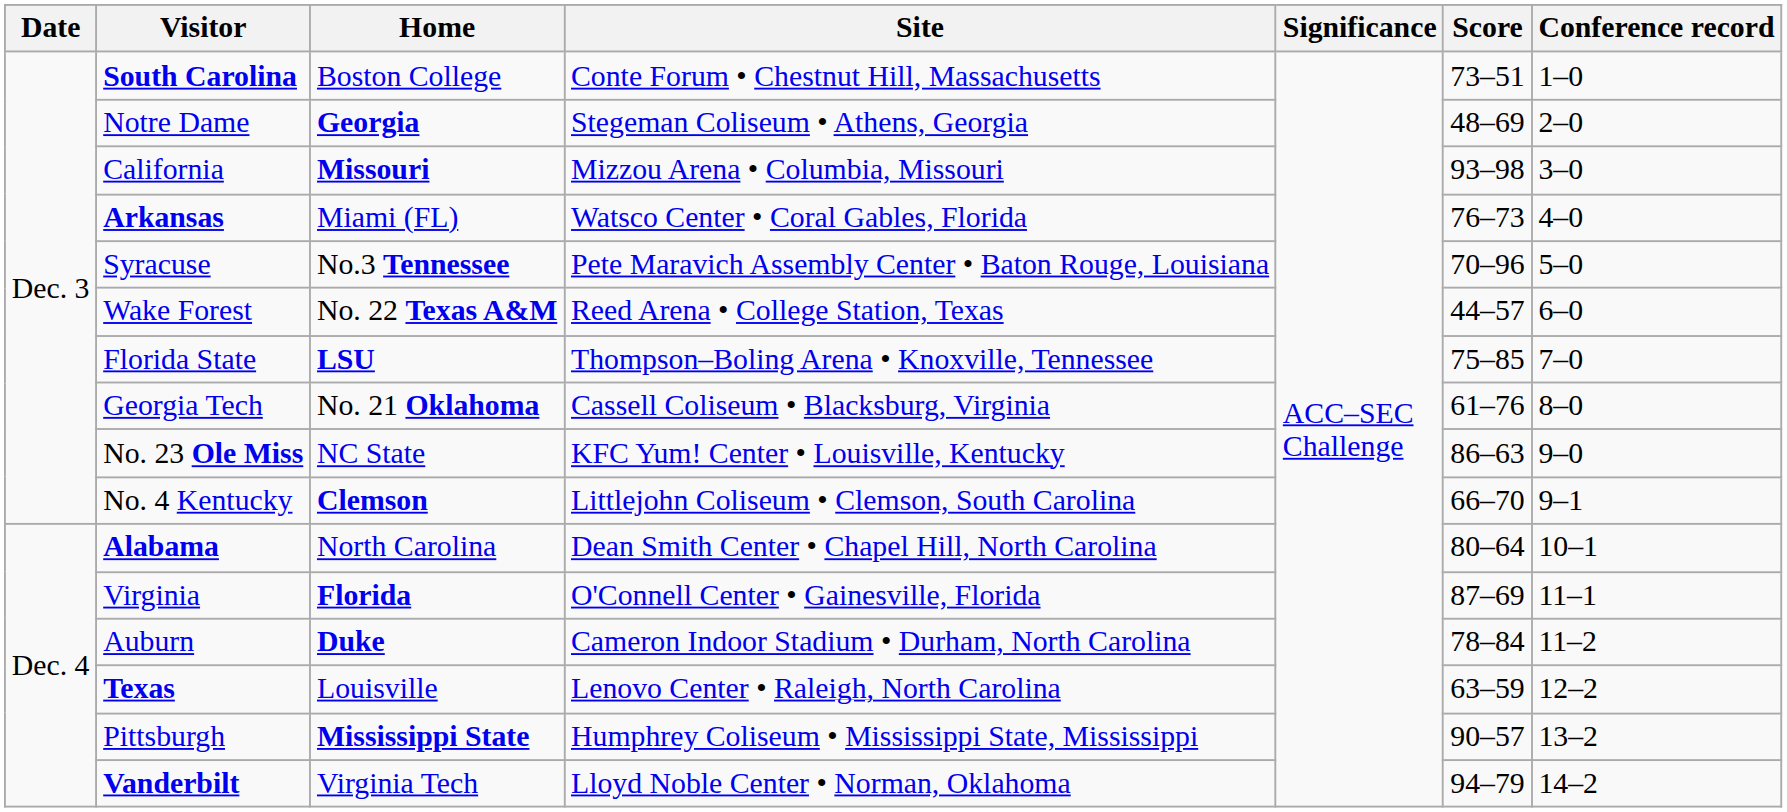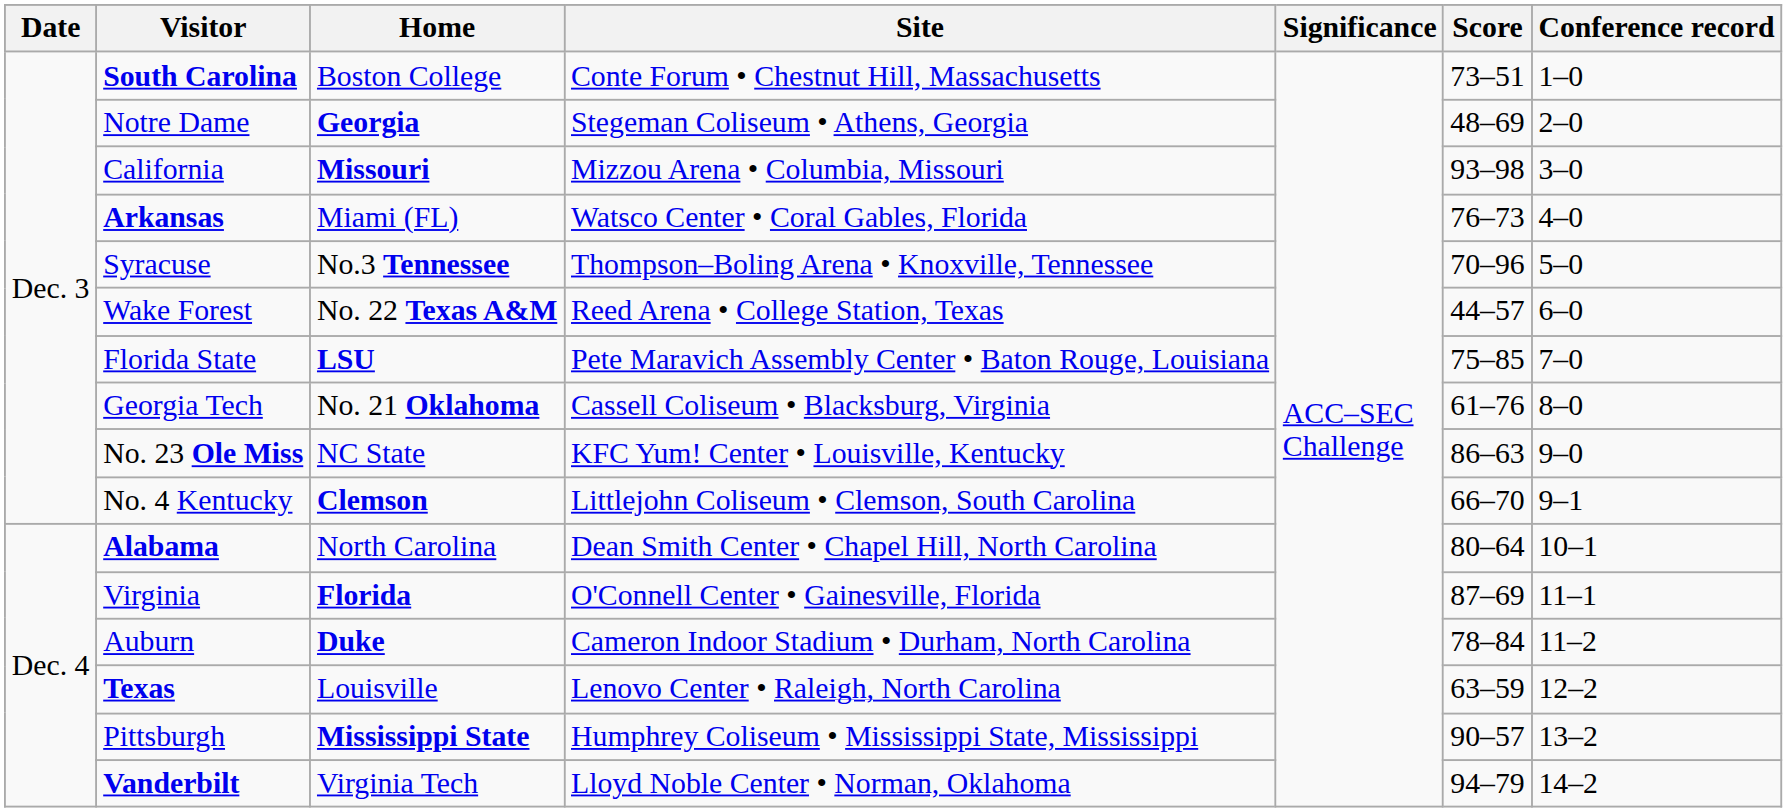(920, 264) Pete Maravich Assembly Center • Baton Rouge, Louisiana -> (862, 264) Thompson–Boling Arena • Knoxville, Tennessee
(862, 358) Thompson–Boling Arena • Knoxville, Tennessee -> (920, 358) Pete Maravich Assembly Center • Baton Rouge, Louisiana
